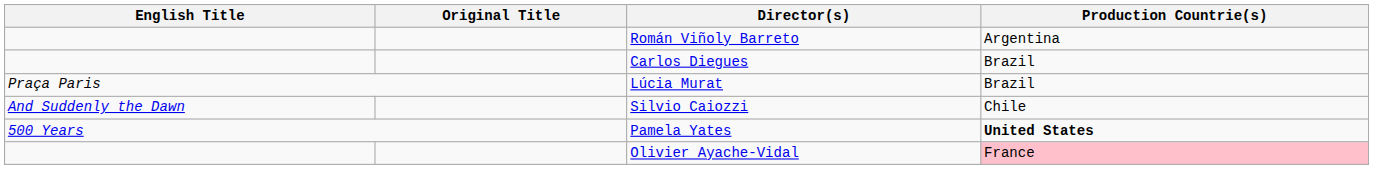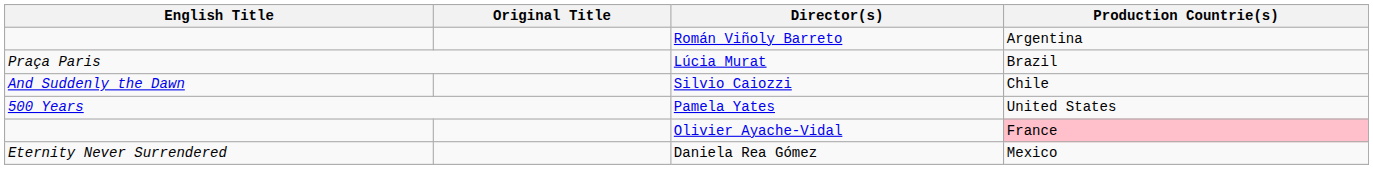- row: (689, 62)
(1039, 130) bold -> (1062, 108) normal
+ row: (745, 153)
